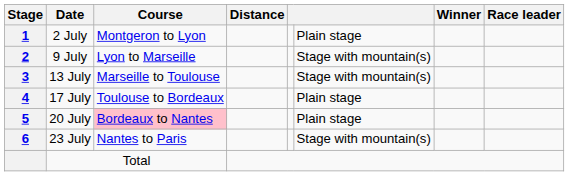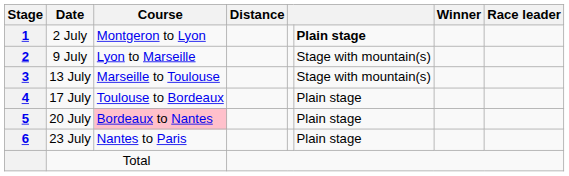(329, 35) normal -> (331, 35) bold
(364, 139) Stage with mountain(s) -> (329, 139) Plain stage
